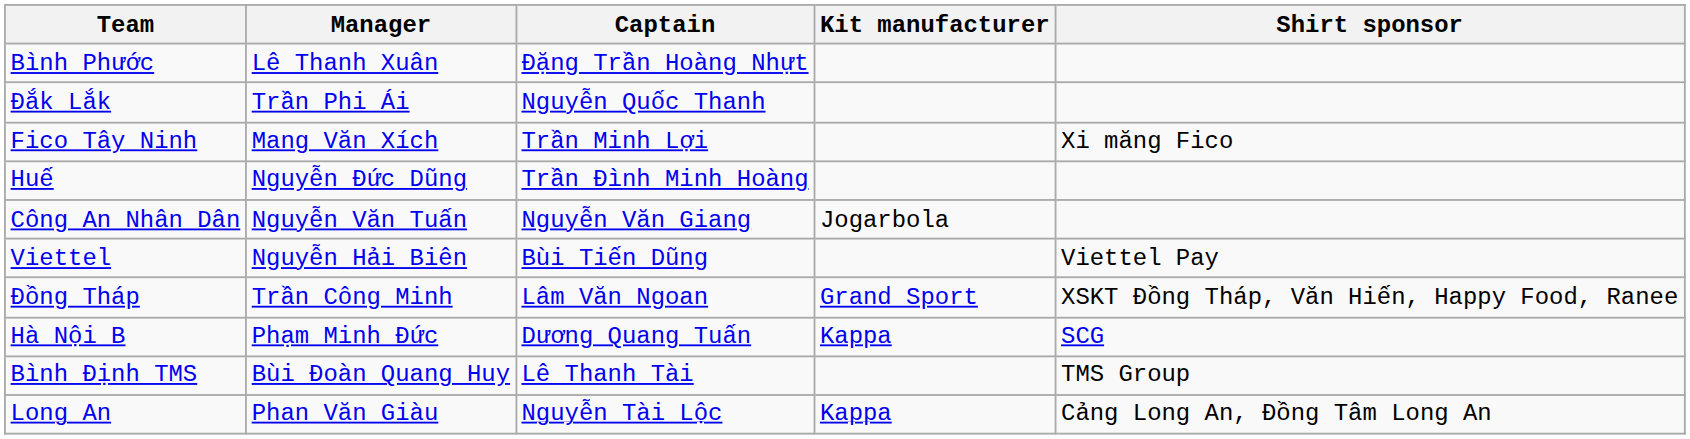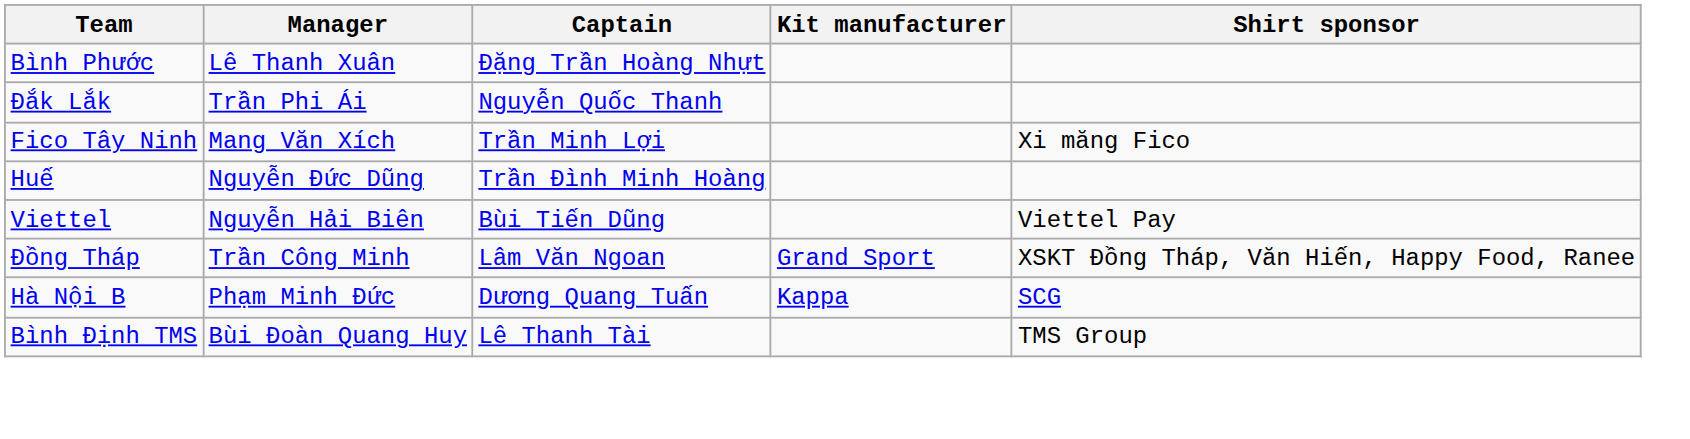- row: (125, 219)
- row: (61, 414)
